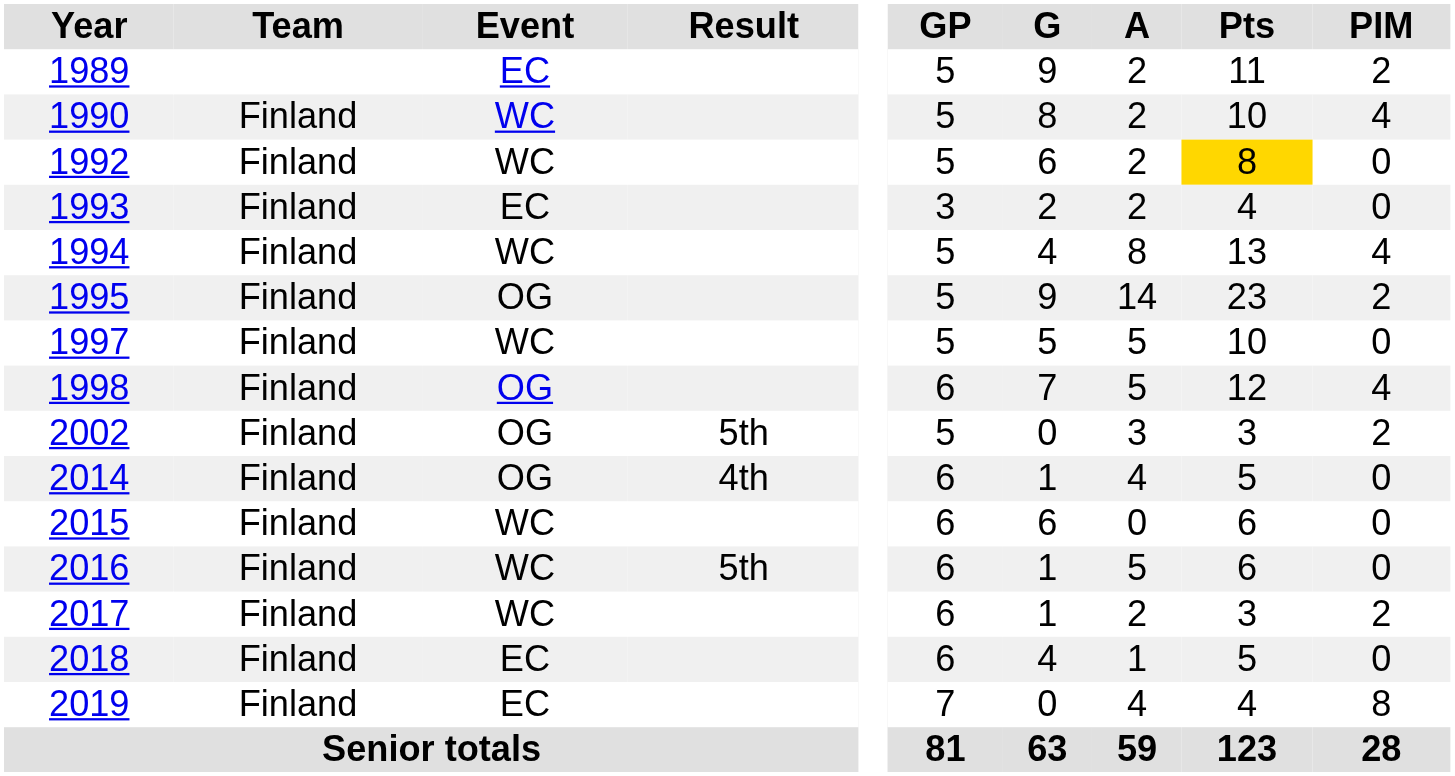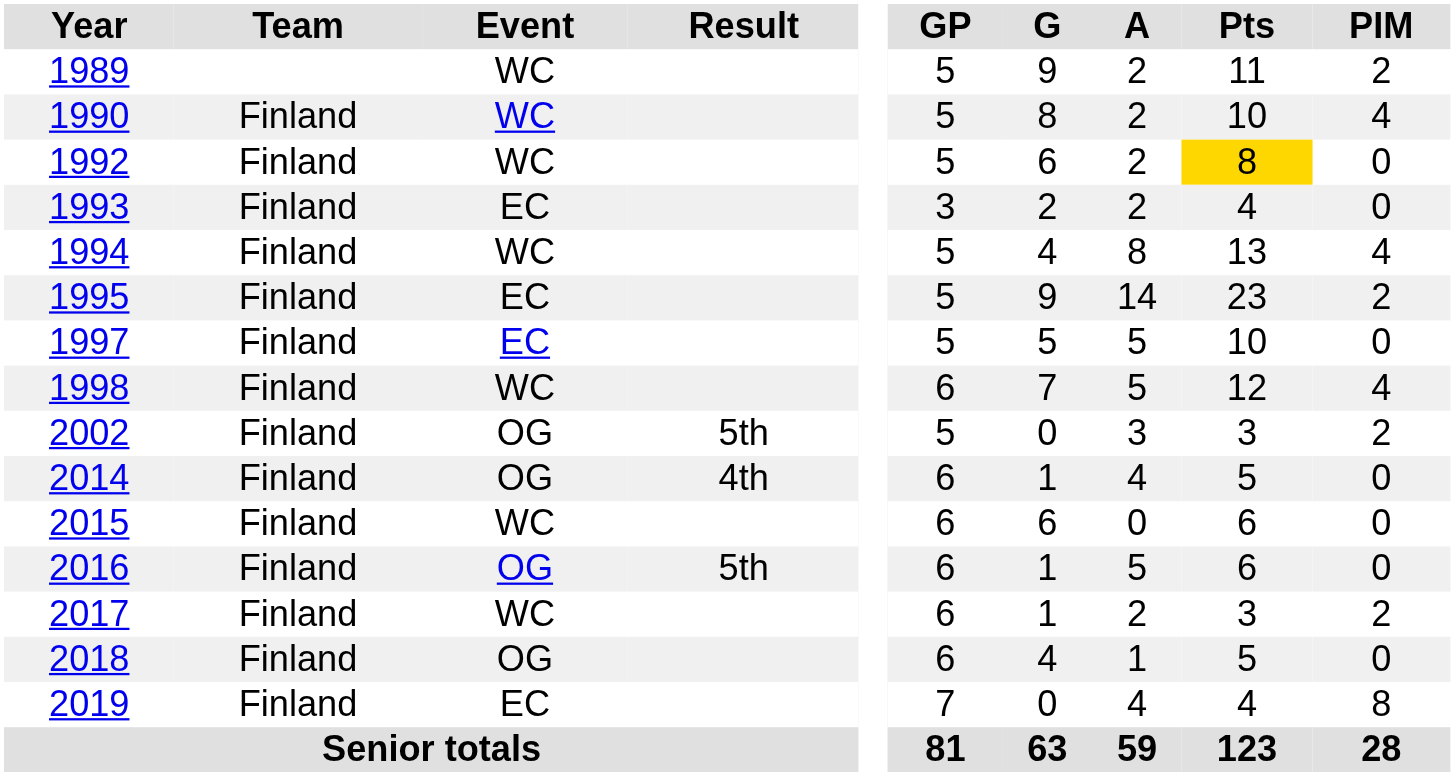(525, 71) EC -> (525, 71) WC
(525, 297) OG -> (525, 297) EC
(525, 342) WC -> (525, 342) EC
(525, 387) OG -> (525, 387) WC
(525, 568) WC -> (525, 568) OG
(525, 658) EC -> (525, 658) OG
